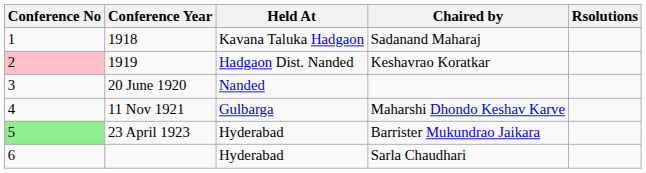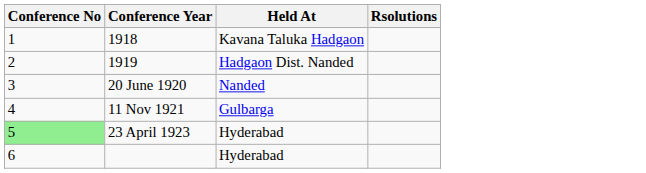- column: (468, 16)
(12, 62) pink background -> (12, 62) no background
